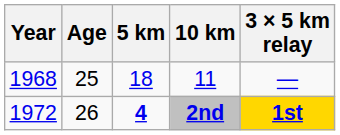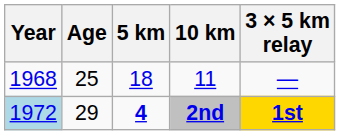(33, 112) no background -> (33, 112) lightblue background
(87, 112) 26 -> (87, 112) 29
